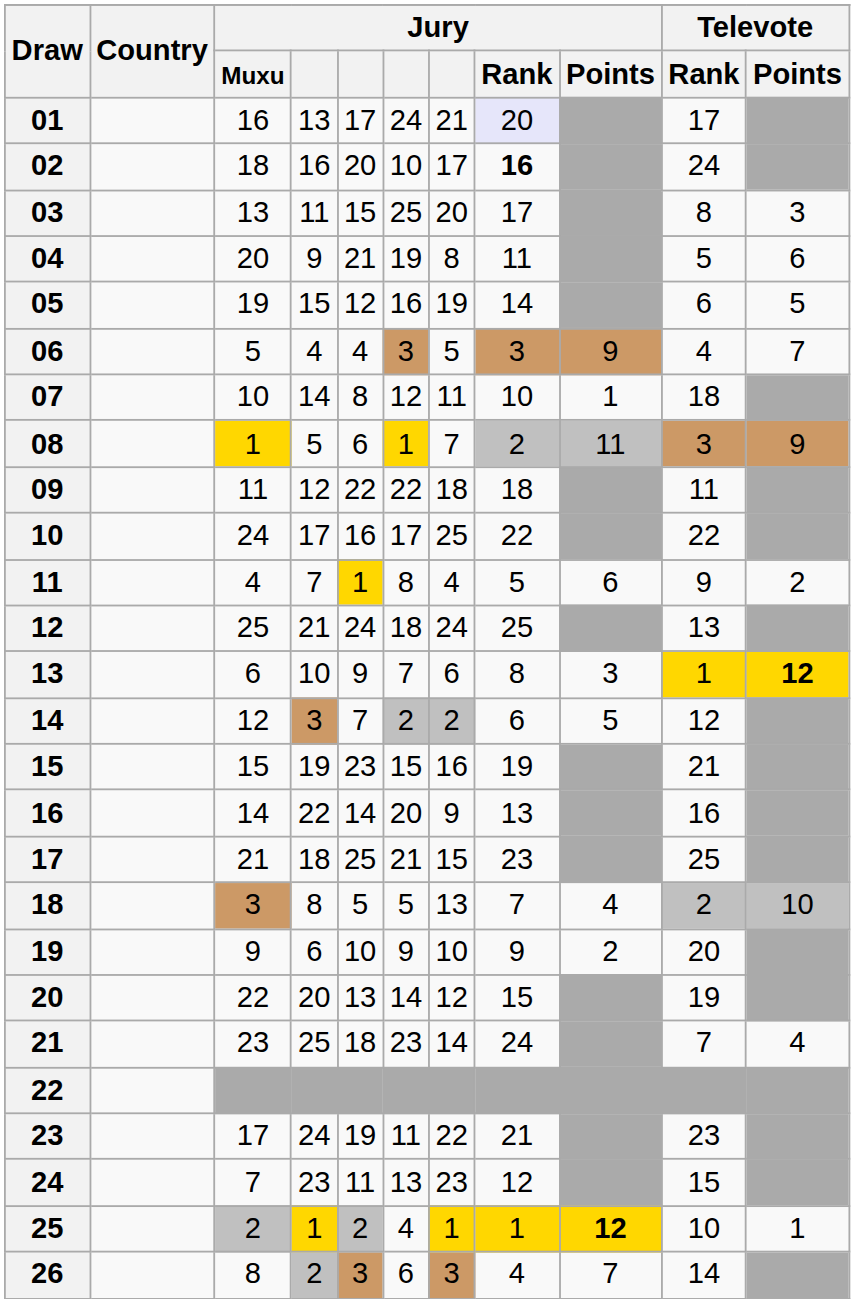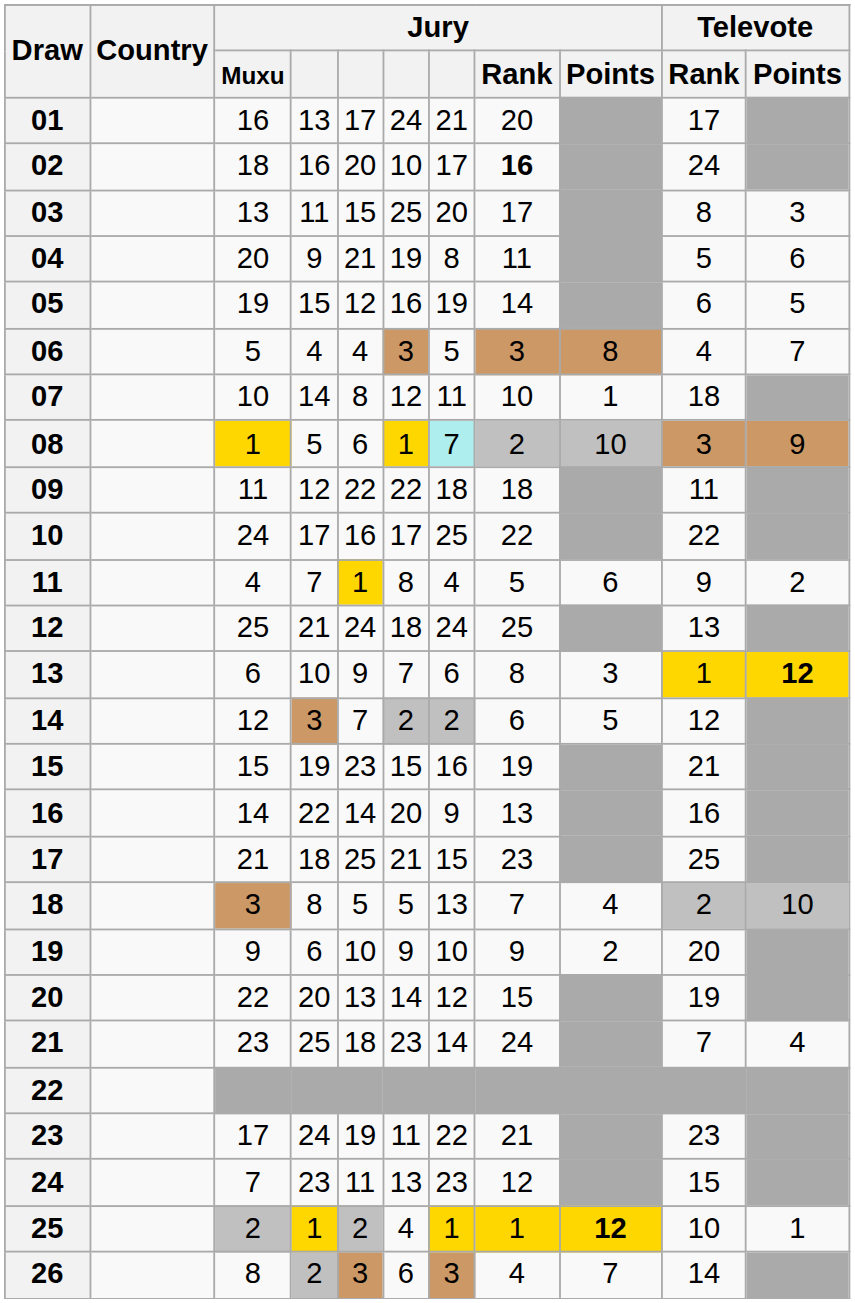(517, 119) lavender background -> (517, 119) no background
(610, 350) 9 -> (610, 350) 8
(452, 443) no background -> (452, 443) paleturquoise background
(610, 443) 11 -> (610, 443) 10
